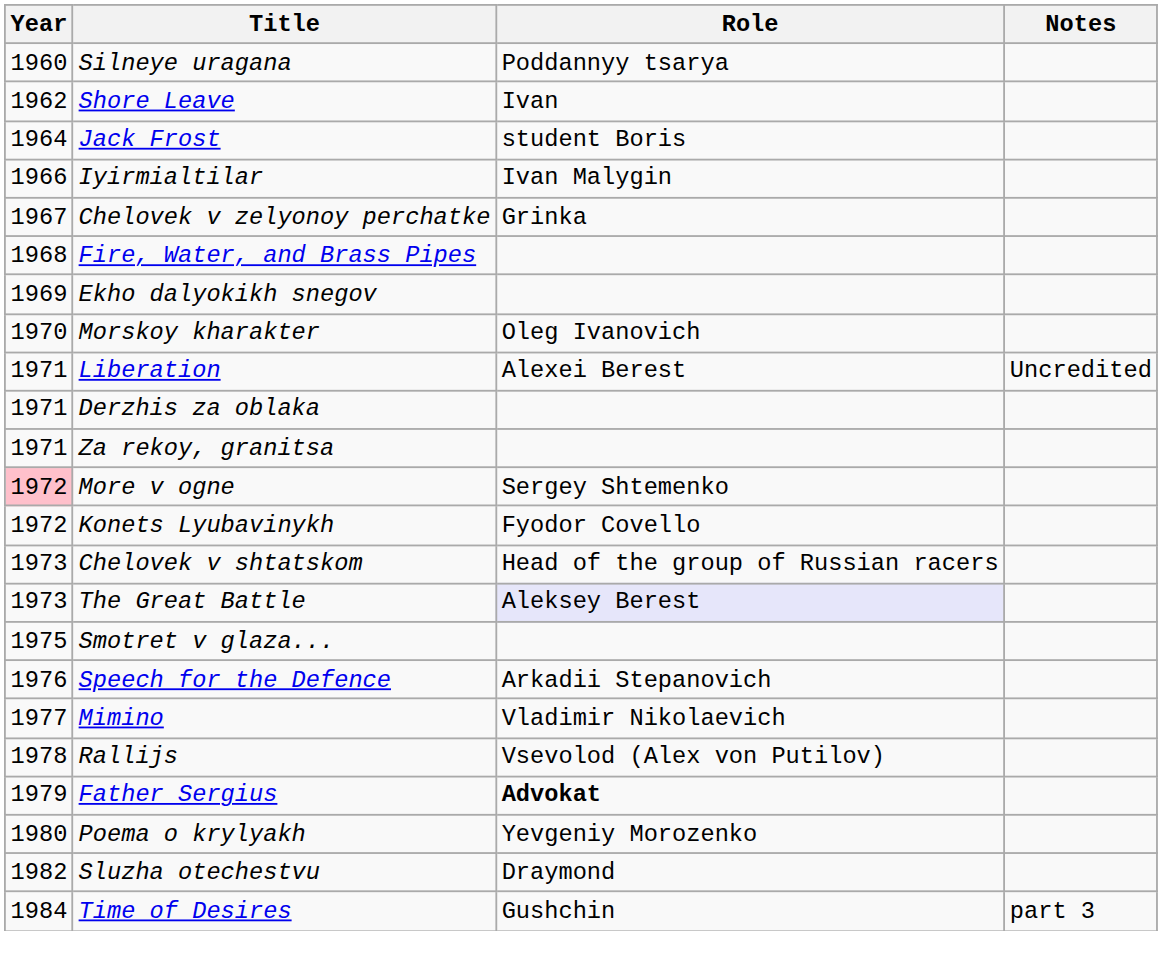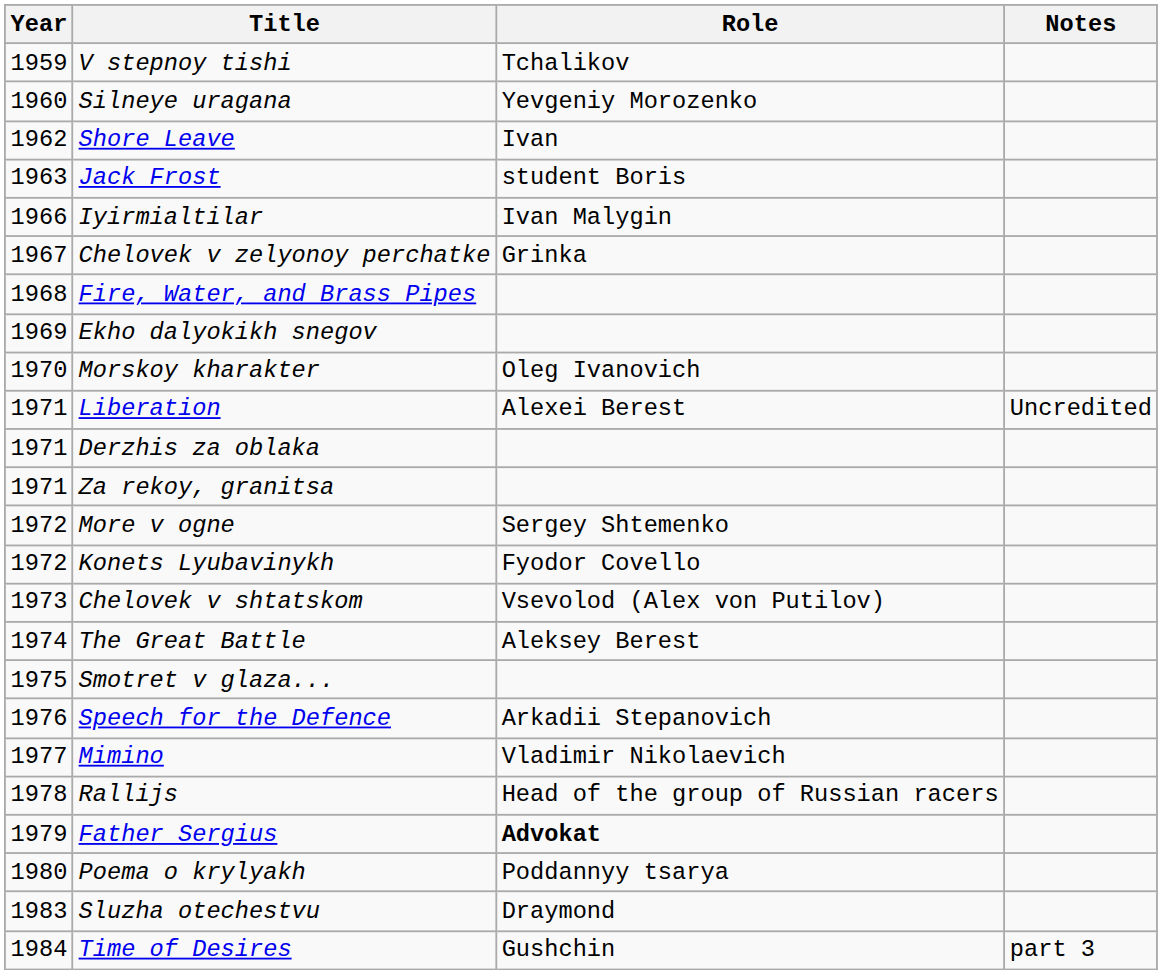+ row: (185, 63)
(615, 63) Poddannyy tsarya -> (629, 101) Yevgeniy Morozenko
(39, 140) 1964 -> (39, 178) 1963
(39, 487) pink background -> (39, 525) no background
(750, 564) Head of the group of Russian racers -> (693, 603) Vsevolod (Alex von Putilov)
(39, 603) 1973 -> (39, 641) 1974
(601, 603) lavender background -> (601, 641) no background
(693, 757) Vsevolod (Alex von Putilov) -> (750, 795) Head of the group of Russian racers
(629, 834) Yevgeniy Morozenko -> (615, 873) Poddannyy tsarya
(39, 873) 1982 -> (39, 911) 1983
